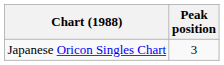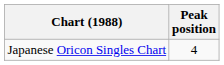(194, 49) 3 -> (194, 49) 4
